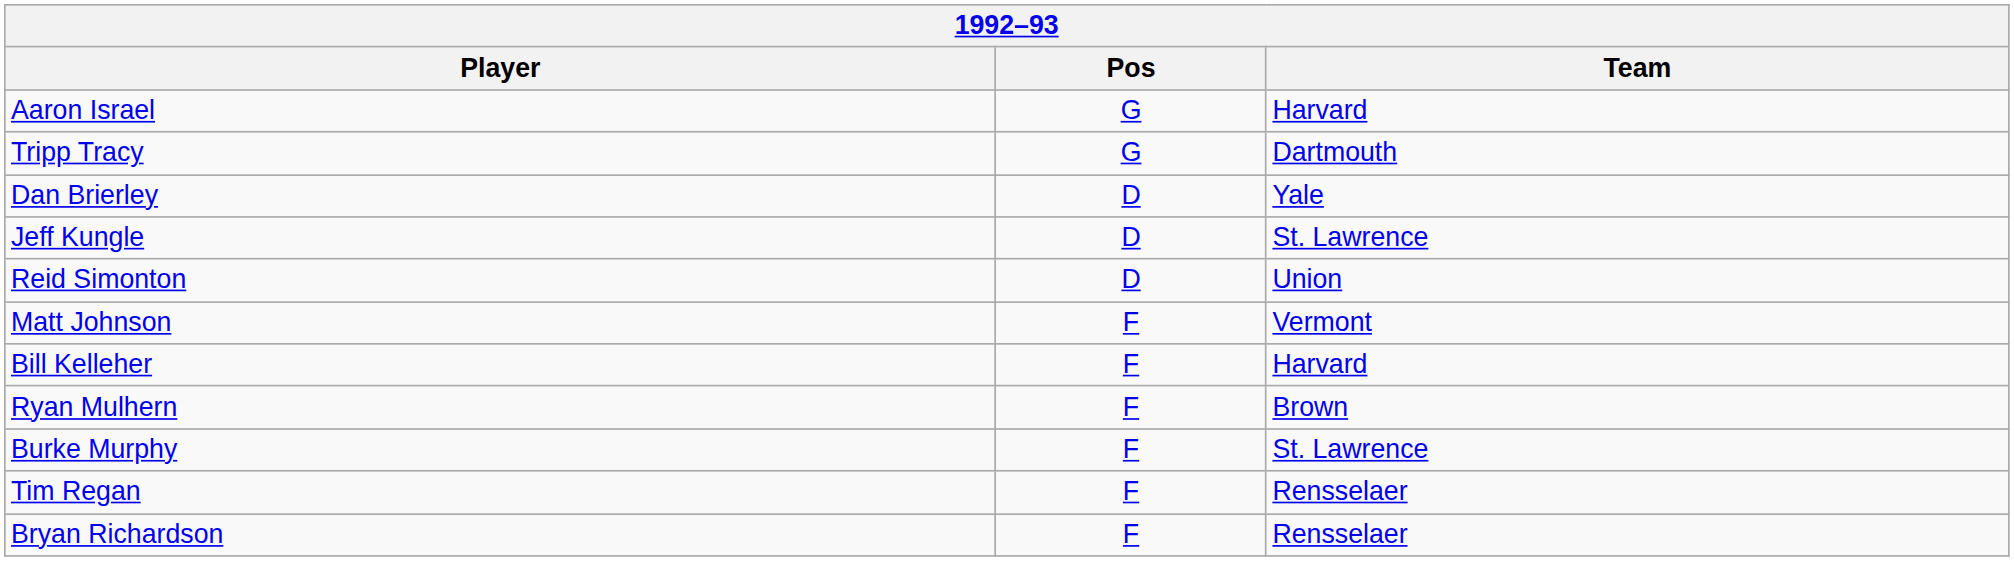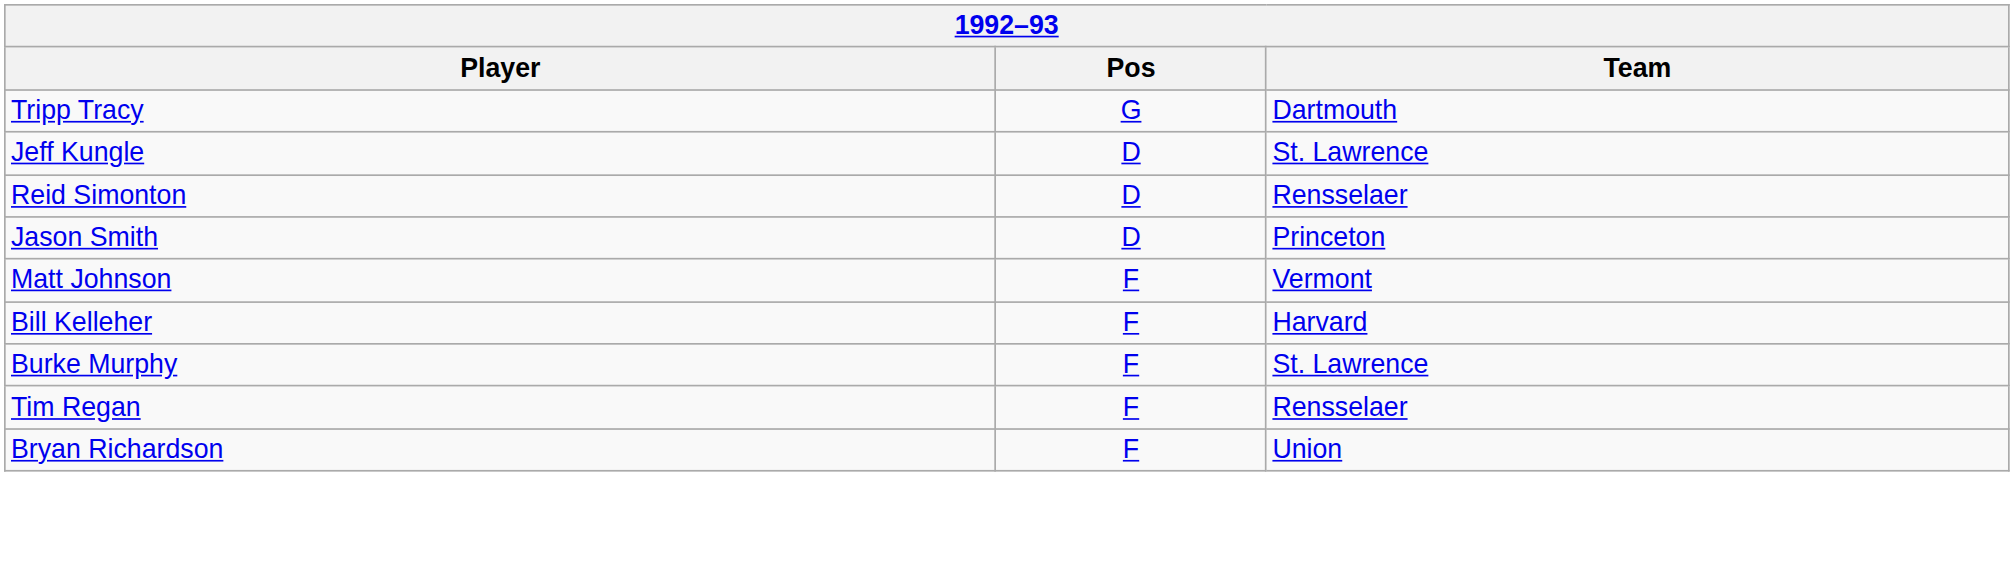- row: (83, 110)
- row: (84, 195)
(1307, 279) Union -> (1340, 195) Rensselaer
+ row: (85, 237)
- row: (94, 407)
(1340, 534) Rensselaer -> (1307, 449) Union
